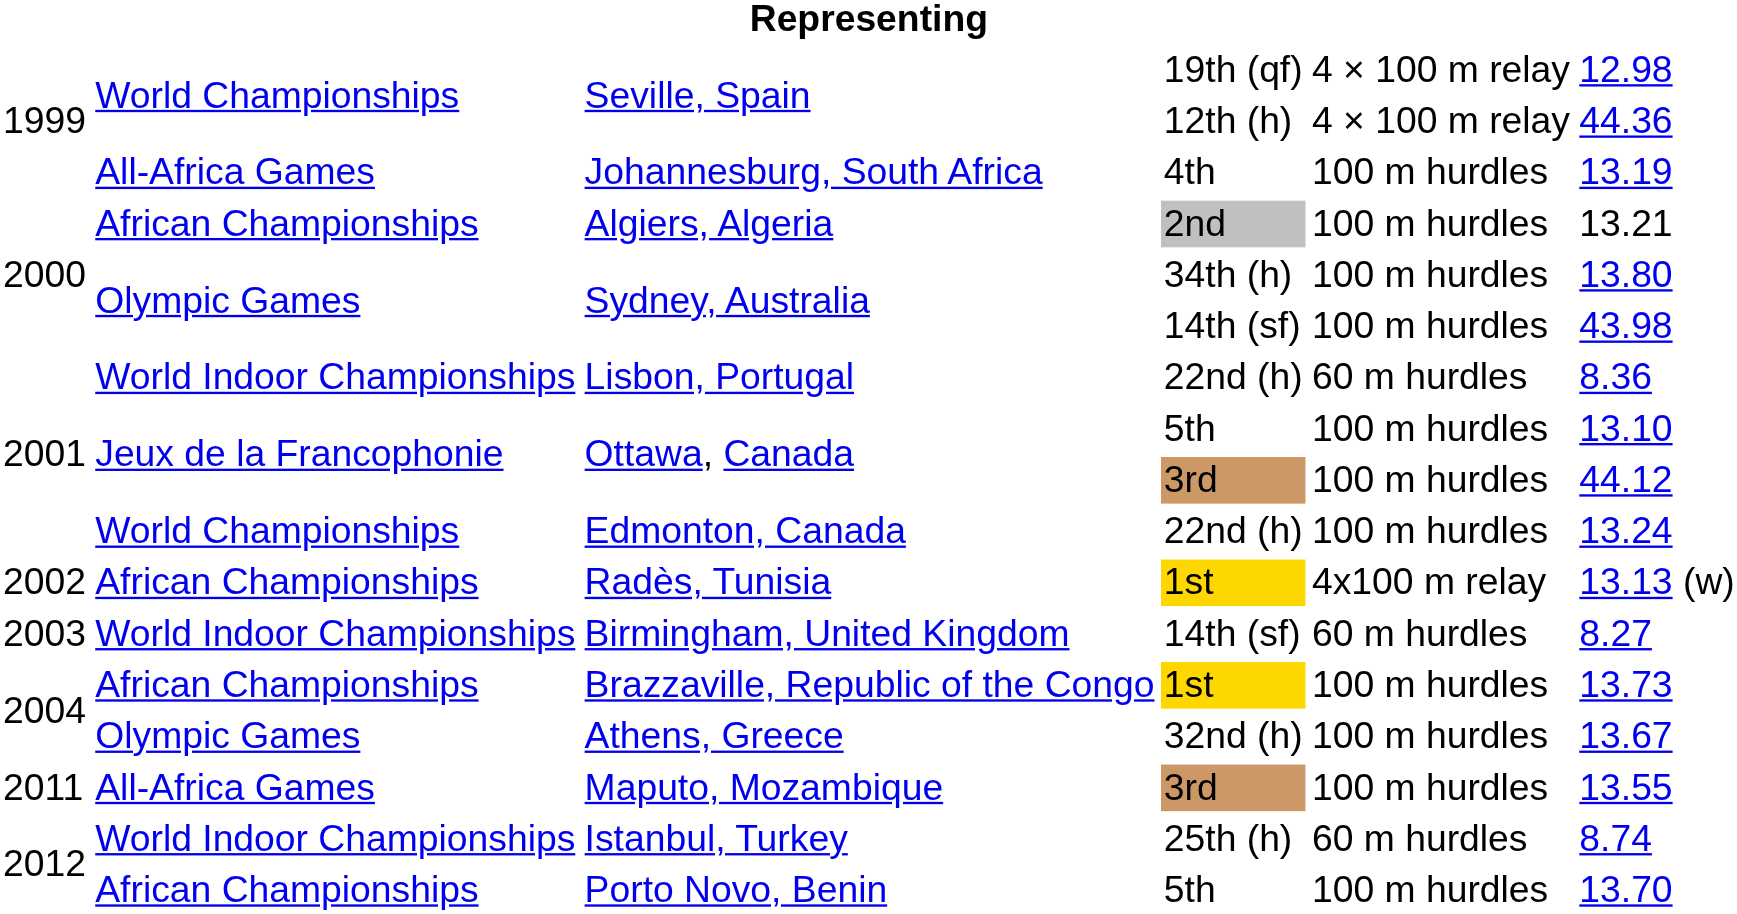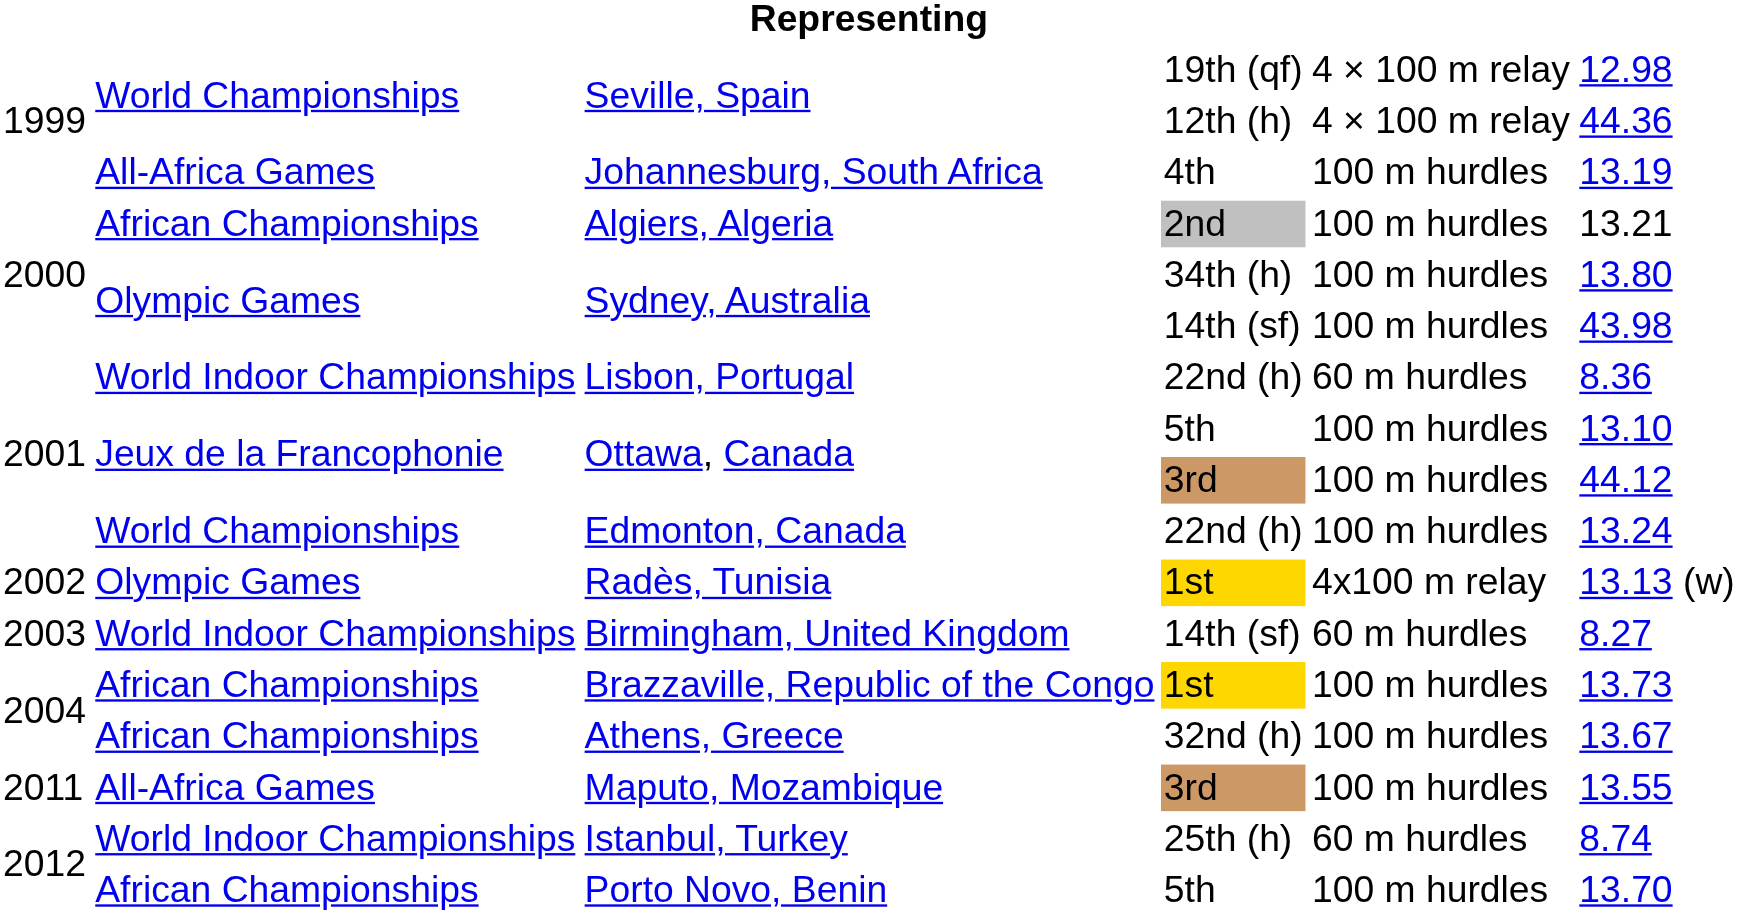(287, 582) African Championships -> (228, 582) Olympic Games
(228, 735) Olympic Games -> (287, 735) African Championships
